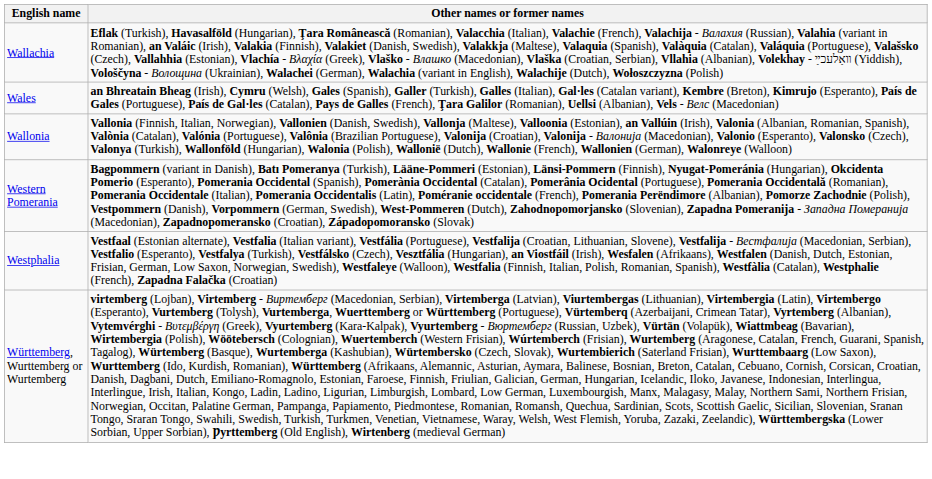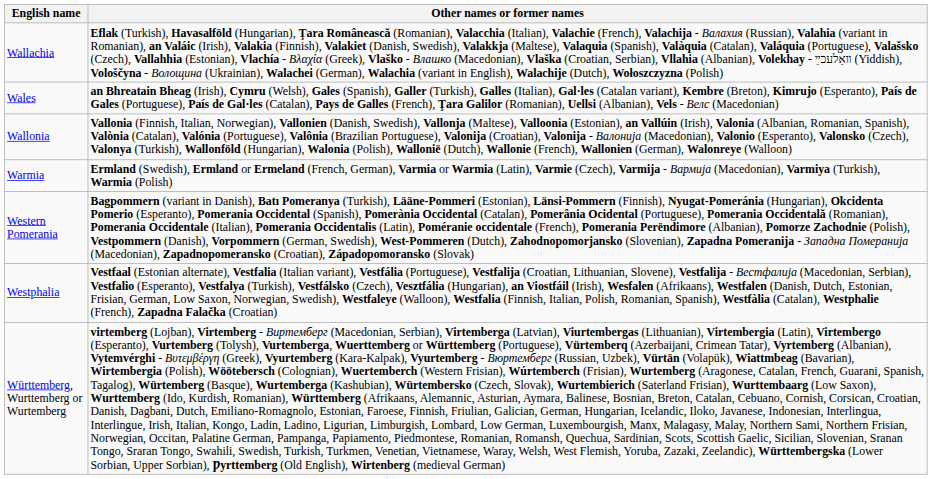+ row: (26, 175)
